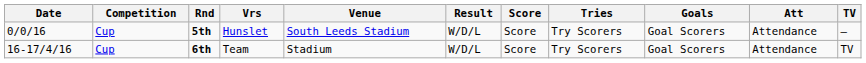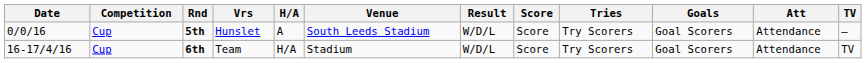+ column: (289, 13)
